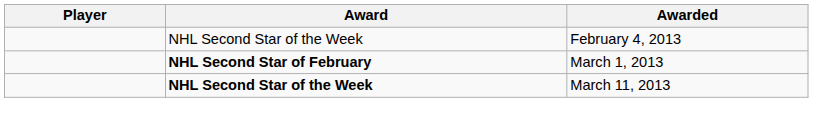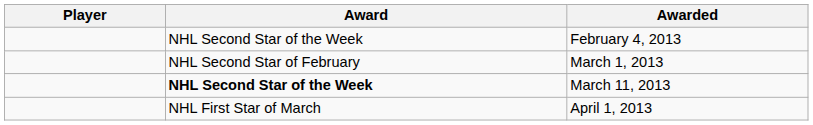(270, 62) bold -> (264, 62) normal
+ row: (611, 108)
